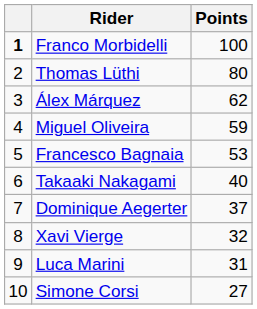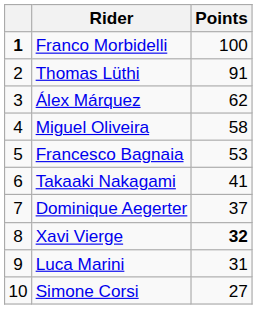(238, 73) 80 -> (238, 73) 91
(238, 127) 59 -> (238, 127) 58
(238, 181) 40 -> (238, 181) 41
(238, 236) normal -> (238, 236) bold
